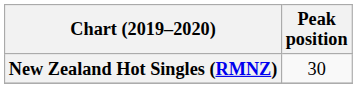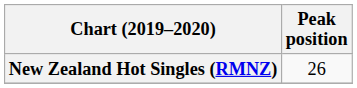(317, 68) 30 -> (317, 68) 26
